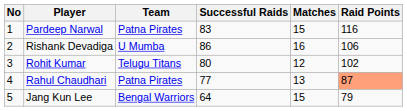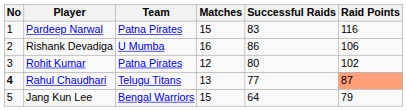columns swapped: (315, 13) <-> (244, 13)
(150, 64) Telugu Titans -> (150, 64) Patna Pirates
(10, 81) normal -> (10, 81) bold
(150, 81) Patna Pirates -> (150, 81) Telugu Titans
